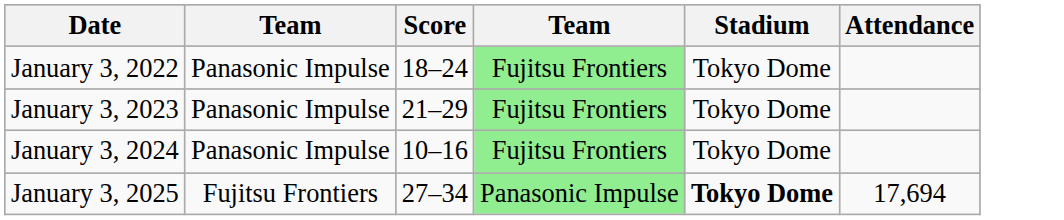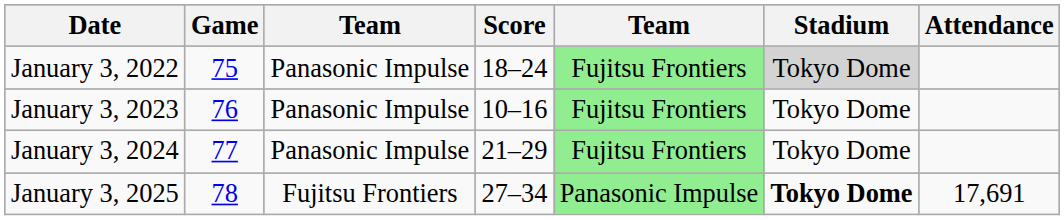+ column: (225, 25)
(762, 67) no background -> (842, 67) lightgrey background
(435, 109) 21–29 -> (514, 109) 10–16
(435, 151) 10–16 -> (514, 151) 21–29
(910, 192) 17,694 -> (989, 192) 17,691
